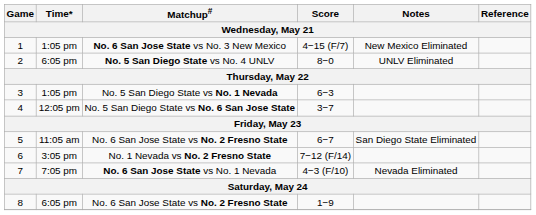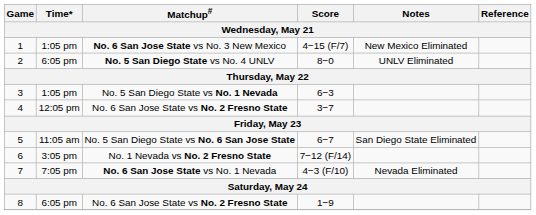(190, 108) No. 5 San Diego State vs No. 6 San Jose State -> (190, 108) No. 6 San Jose State vs No. 2 Fresno State
(190, 139) No. 6 San Jose State vs No. 2 Fresno State -> (190, 139) No. 5 San Diego State vs No. 6 San Jose State
